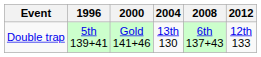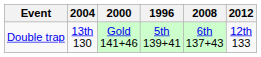columns swapped: (89, 13) <-> (168, 13)
